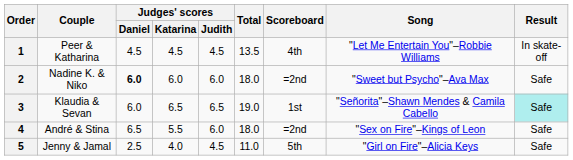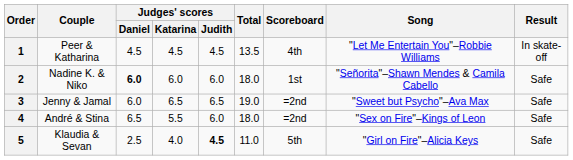(295, 79) =2nd -> (295, 79) 1st
(420, 79) "Sweet but Psycho"–Ava Max -> (420, 79) "Señorita"–Shawn Mendes & Camila Cabello
(77, 107) Klaudia & Sevan -> (77, 102) Jenny & Jamal
(295, 107) 1st -> (295, 102) =2nd
(420, 107) "Señorita"–Shawn Mendes & Camila Cabello -> (420, 102) "Sweet but Psycho"–Ava Max
(541, 107) paleturquoise background -> (541, 102) no background
(77, 146) Jenny & Jamal -> (77, 140) Klaudia & Sevan
(217, 146) normal -> (217, 140) bold
